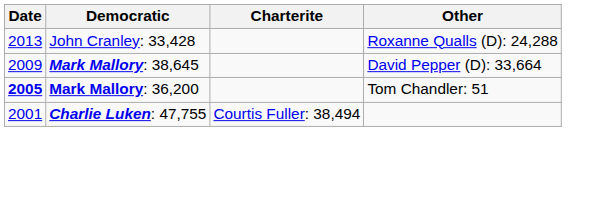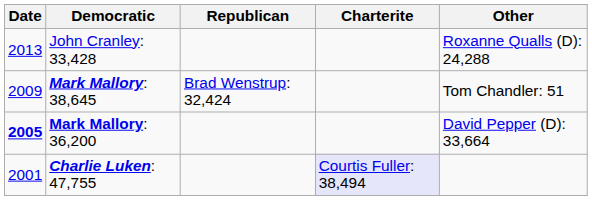+ column: (248, 16)
(454, 65) David Pepper (D): 33,664 -> (503, 91) Tom Chandler: 51
(428, 89) Tom Chandler: 51 -> (504, 132) David Pepper (D): 33,664
(287, 114) no background -> (367, 174) lavender background
